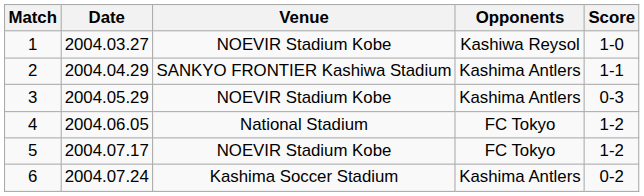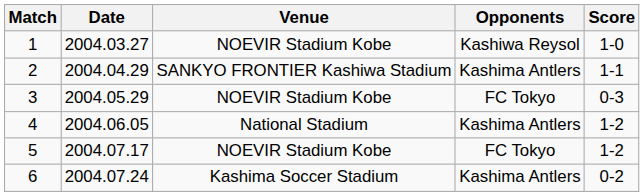(520, 97) Kashima Antlers -> (520, 97) FC Tokyo
(520, 124) FC Tokyo -> (520, 124) Kashima Antlers
